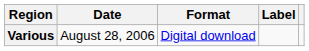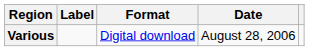columns swapped: (107, 14) <-> (279, 14)
